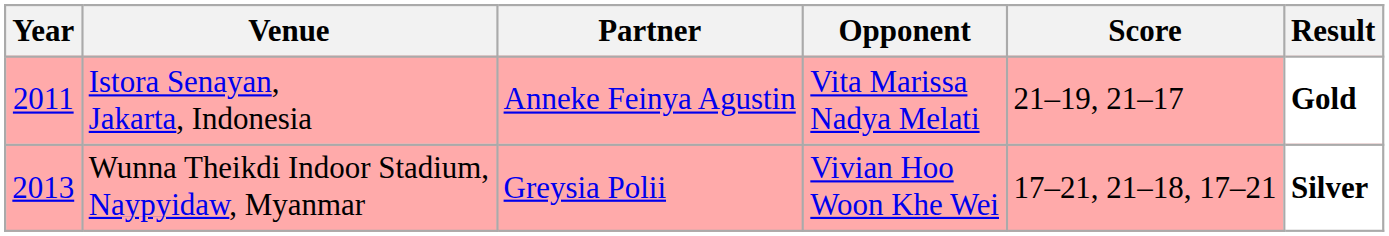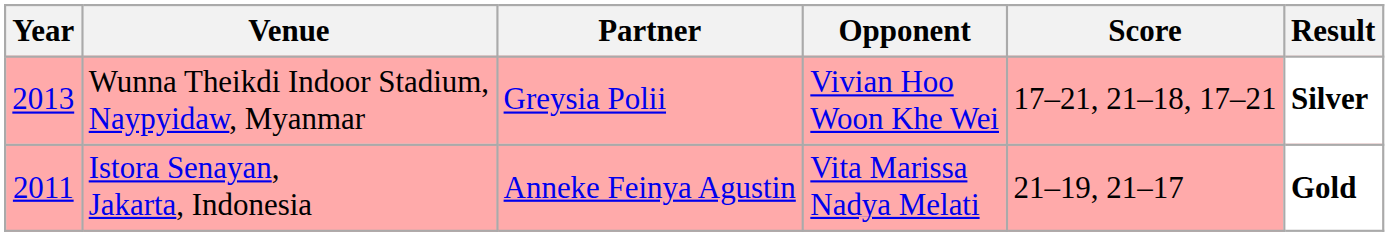rows swapped: (200, 99) <-> (289, 187)
